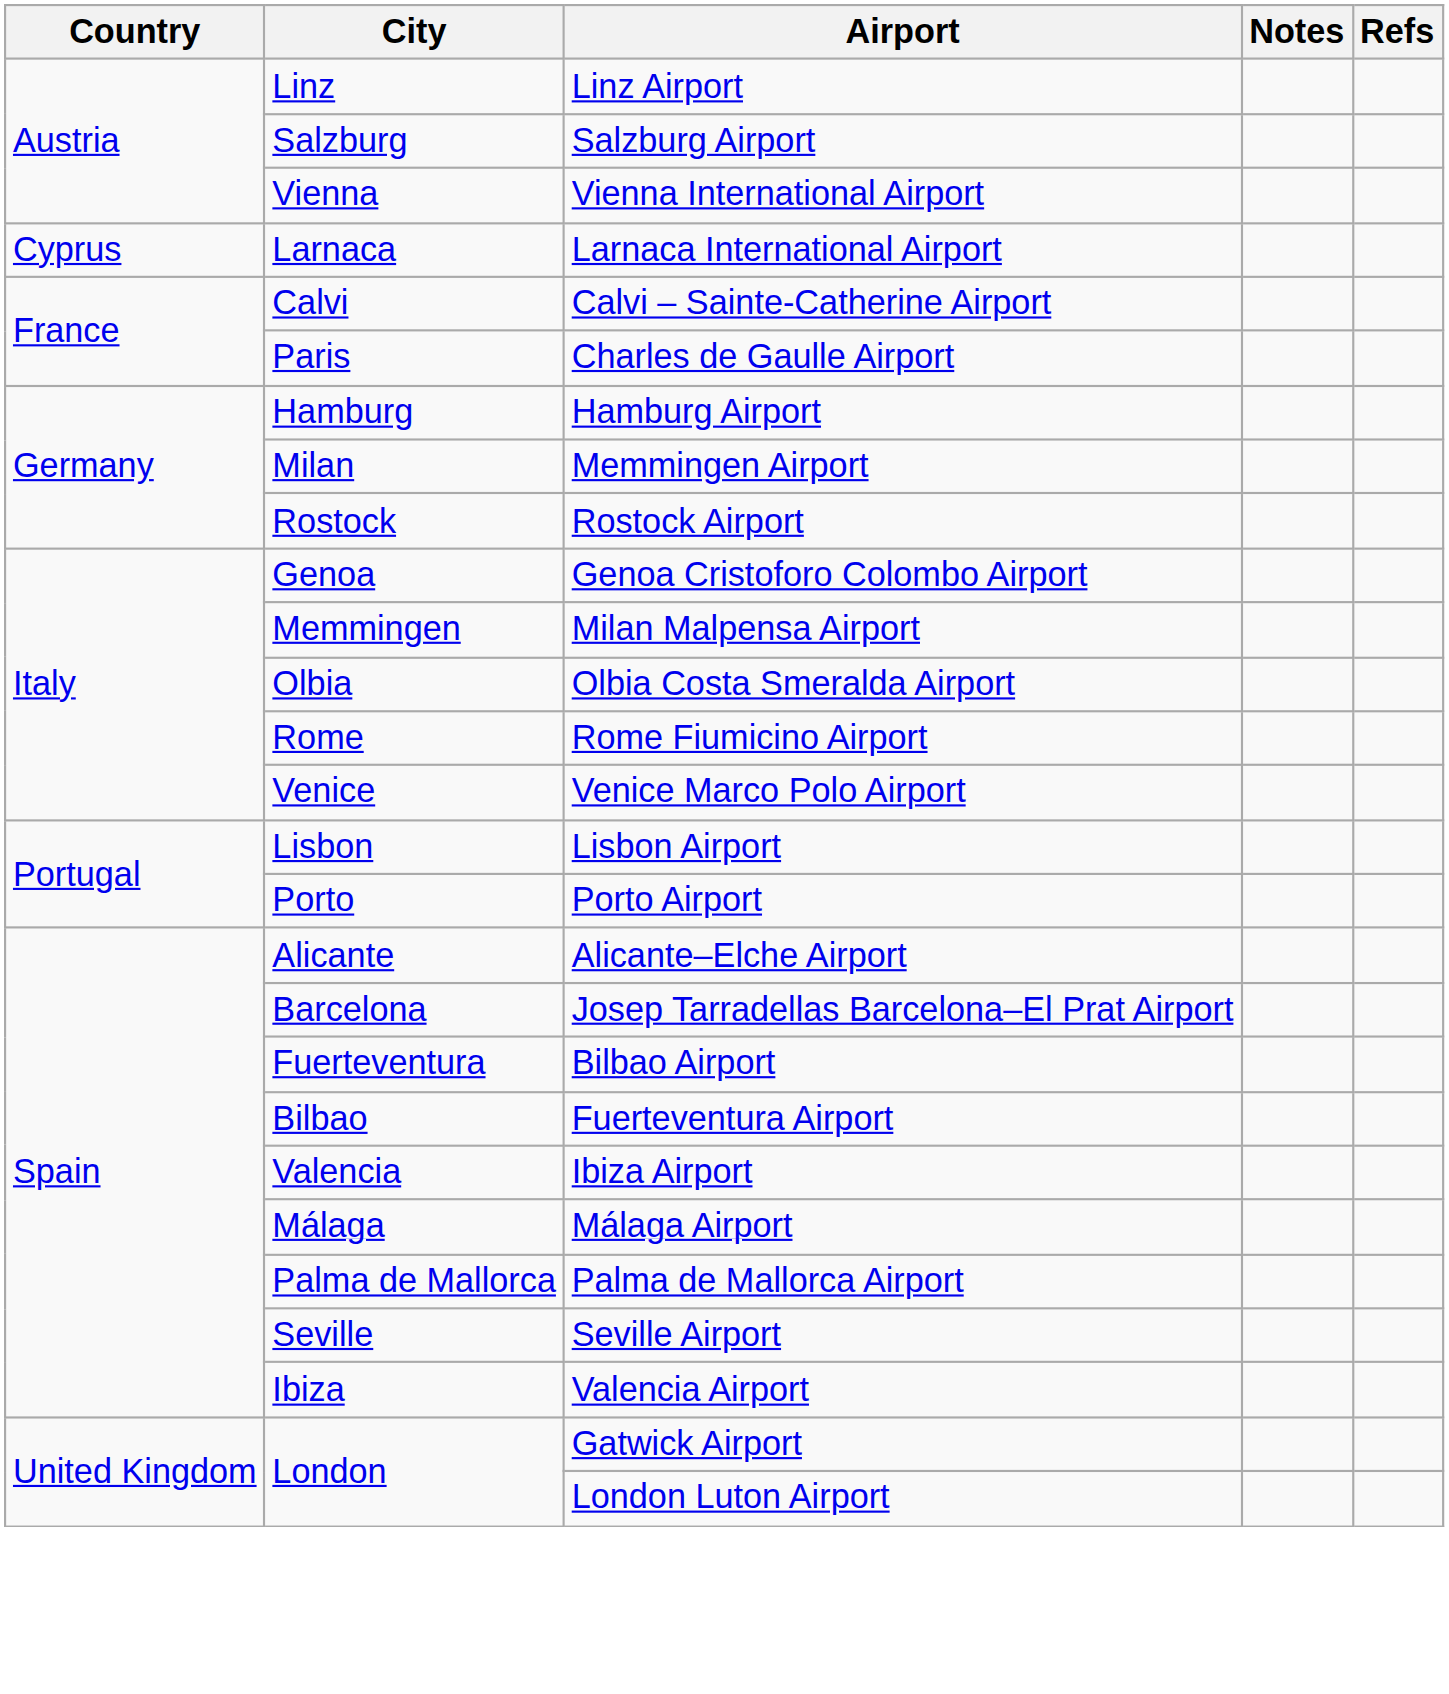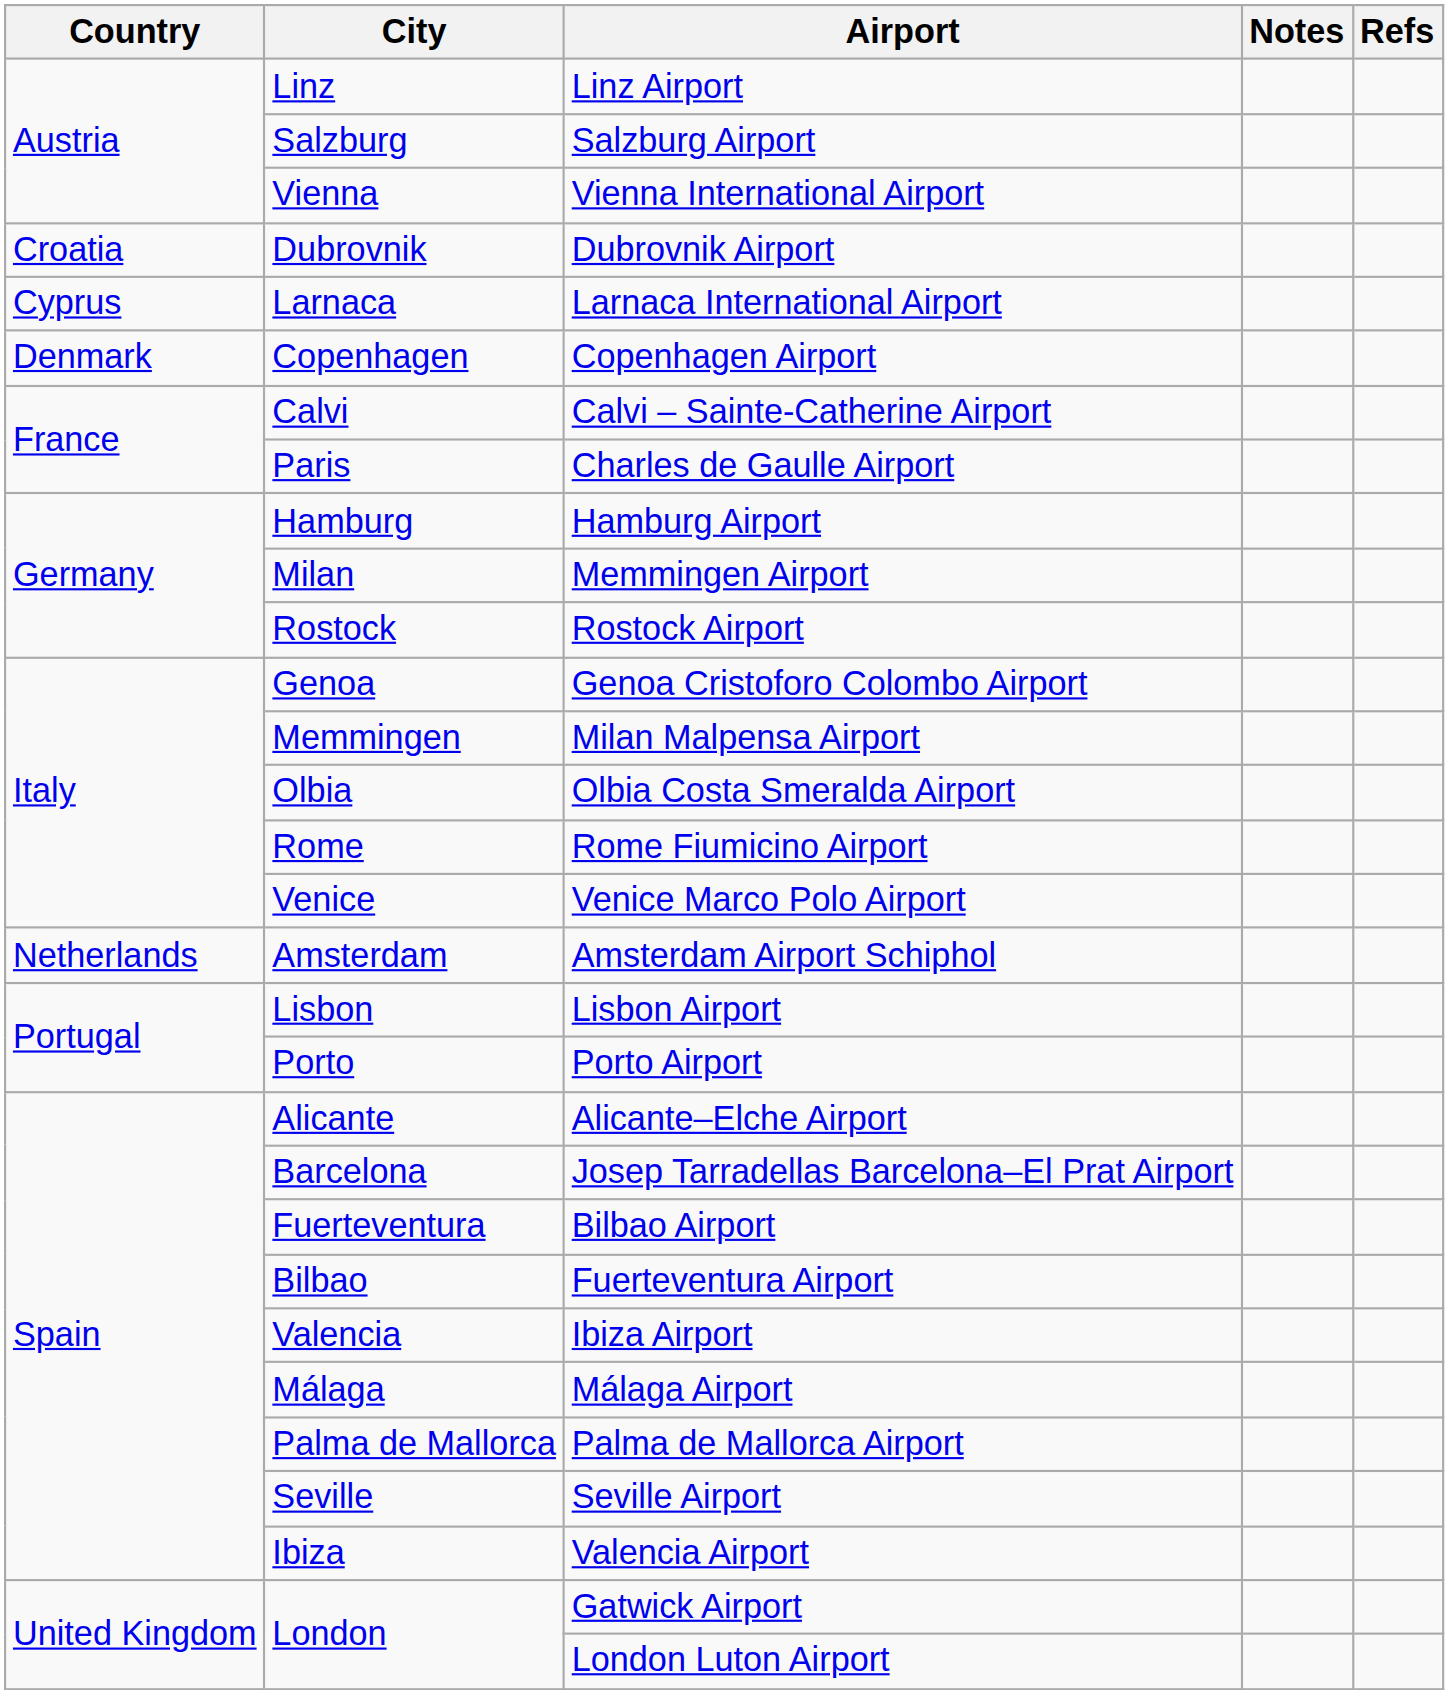+ row: (703, 248)
+ row: (724, 357)
+ row: (784, 954)
